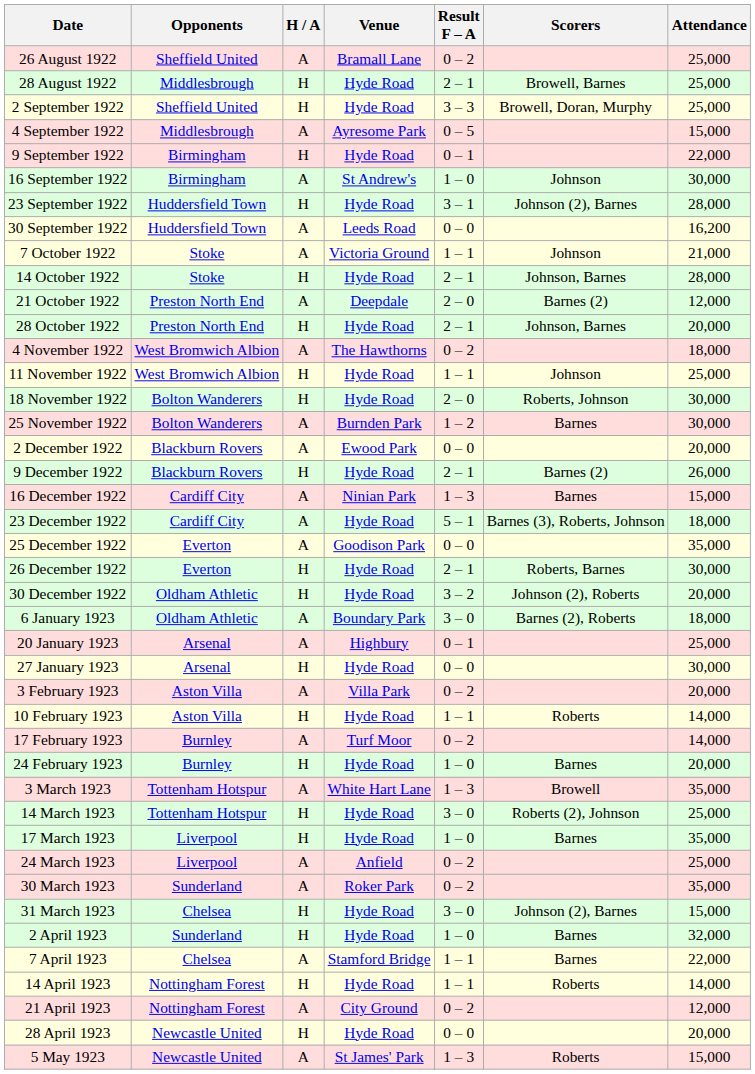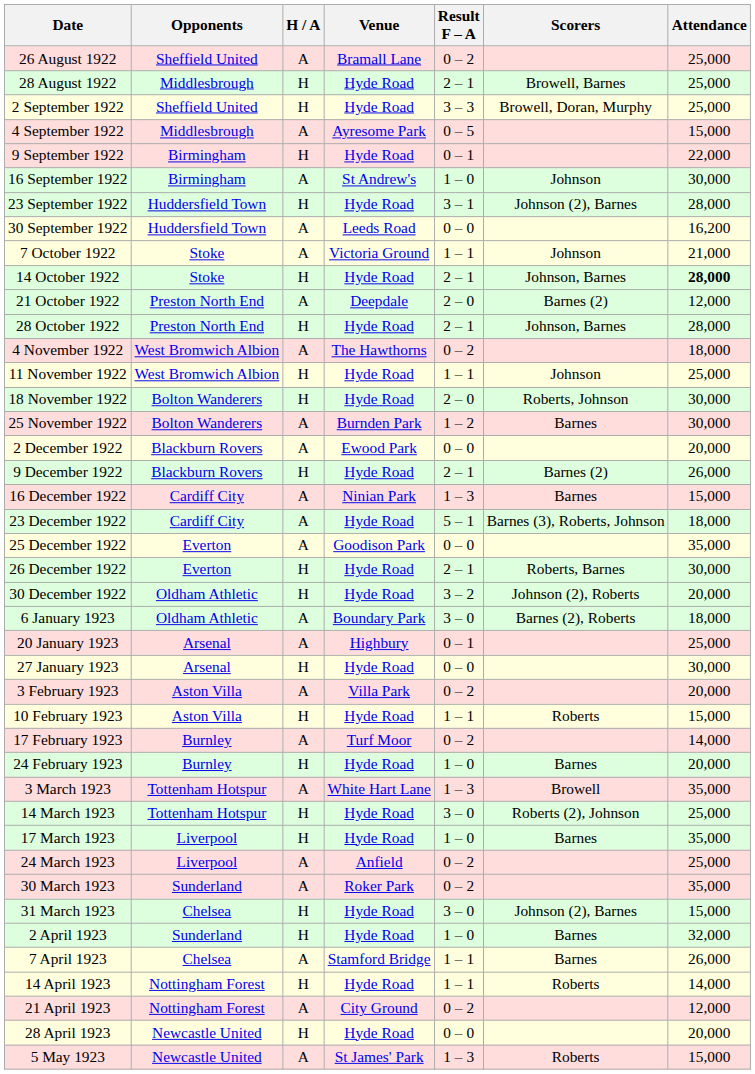(709, 277) normal -> (709, 277) bold
(709, 326) 20,000 -> (709, 326) 28,000
(709, 716) 14,000 -> (709, 716) 15,000
(709, 959) 22,000 -> (709, 959) 26,000
